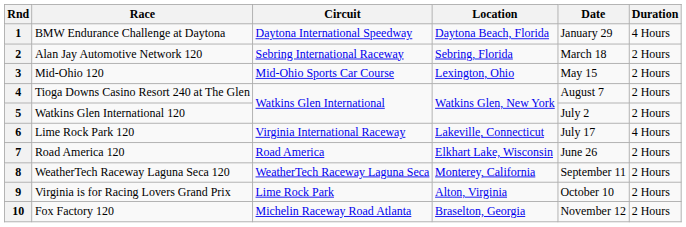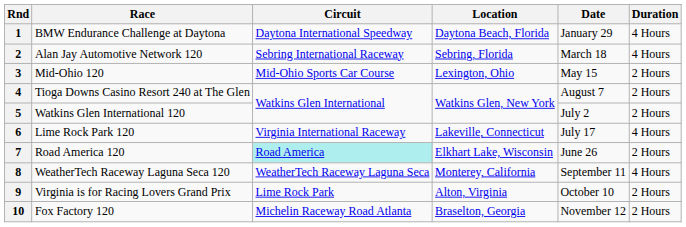(651, 53) 2 Hours -> (651, 53) 4 Hours
(290, 152) no background -> (290, 152) paleturquoise background
(651, 171) 2 Hours -> (651, 171) 4 Hours
